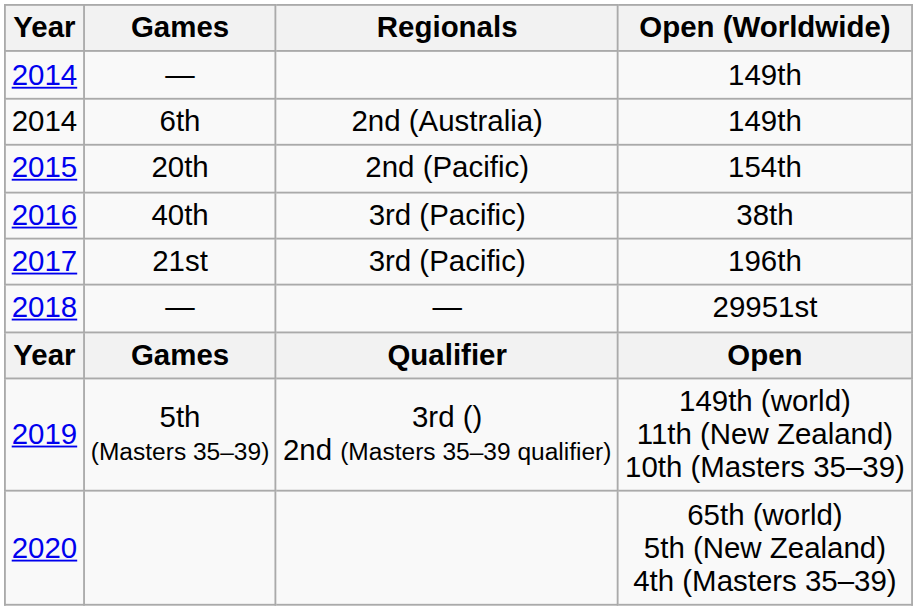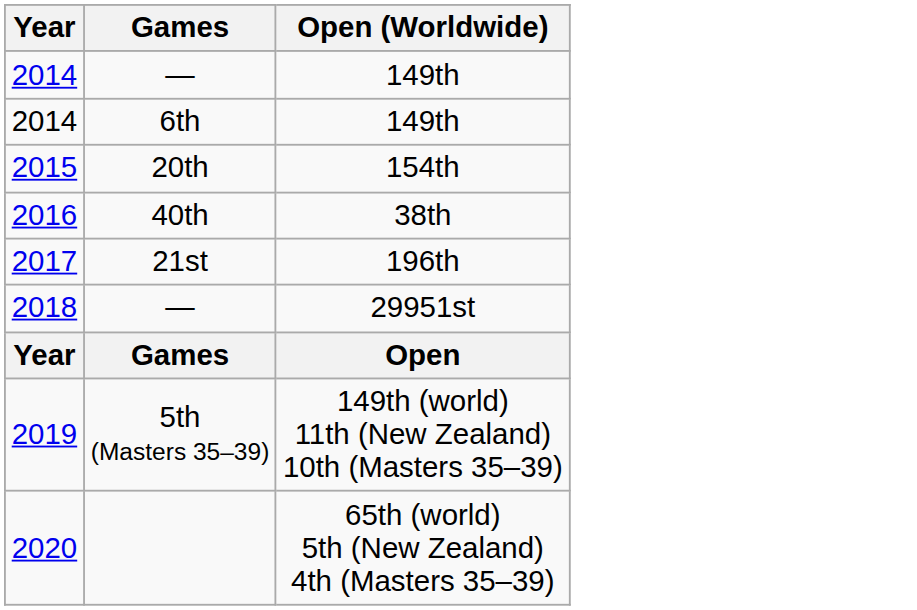- column: (447, 27)
